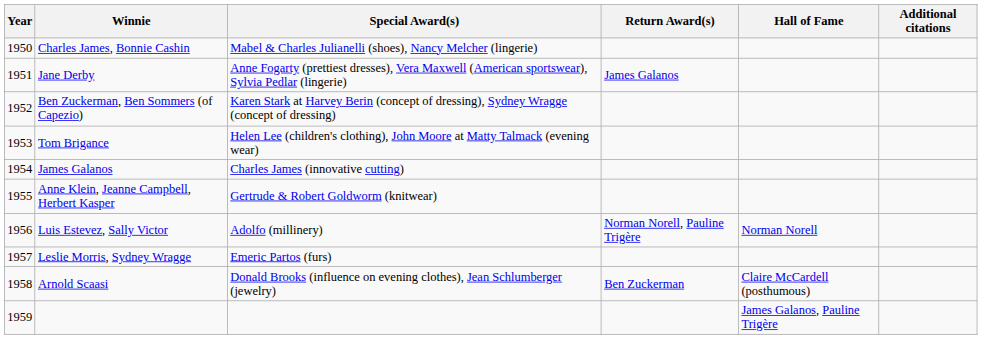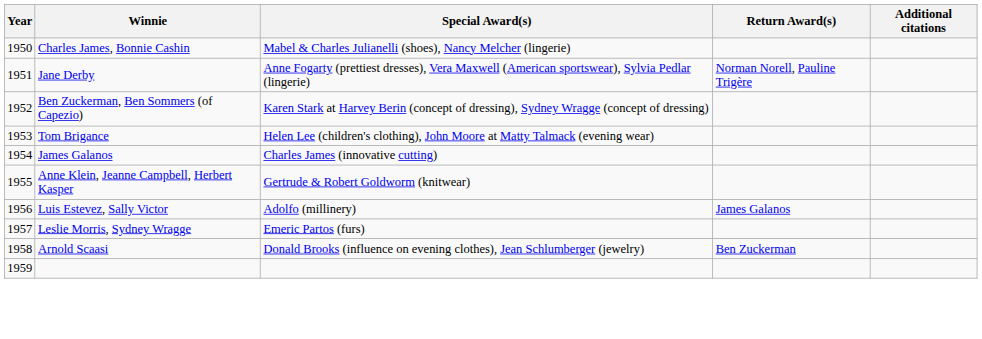- column: (809, 21)
(641, 75) James Galanos -> (776, 75) Norman Norell, Pauline Trigère
(664, 230) Norman Norell, Pauline Trigère -> (753, 209) James Galanos
